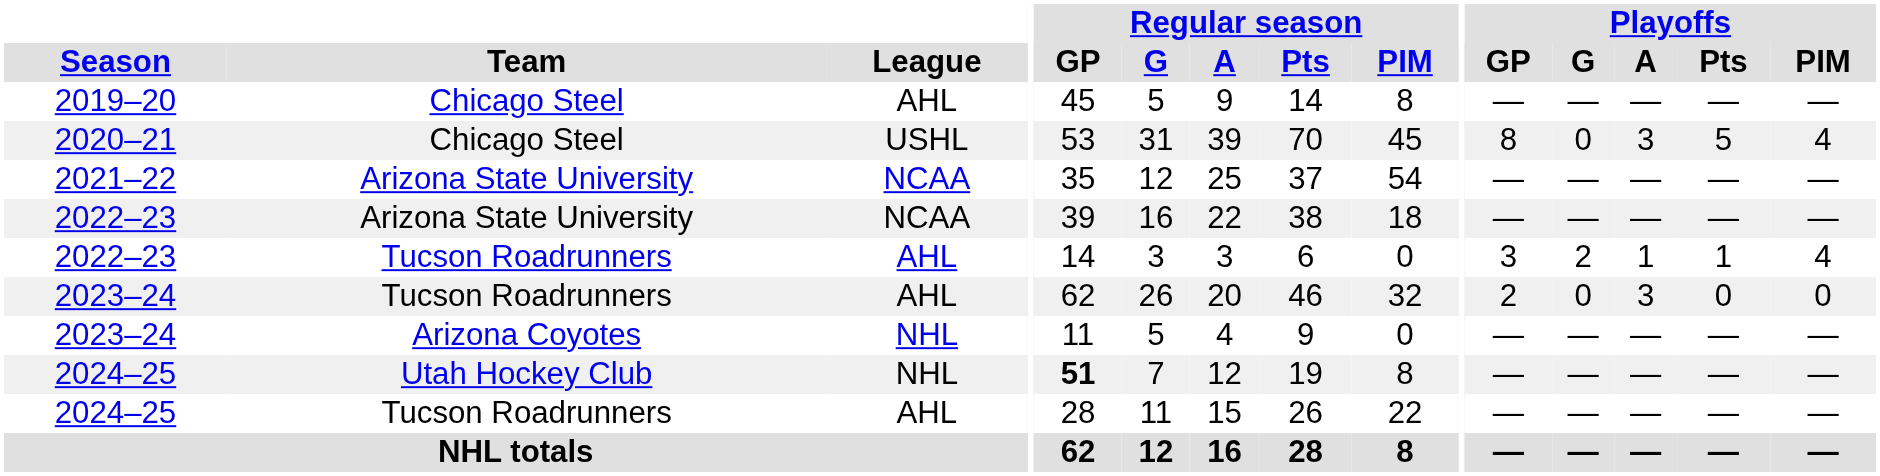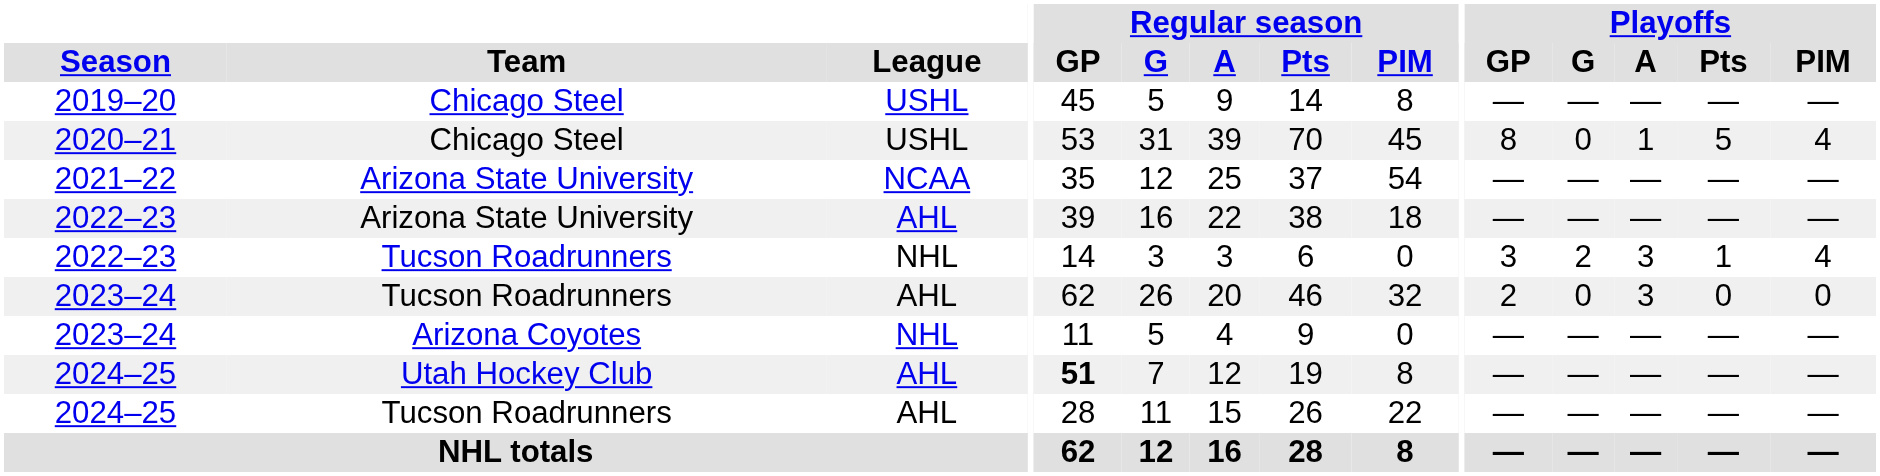(927, 101) AHL -> (927, 101) USHL
(1646, 140) 3 -> (1646, 140) 1
(927, 218) NCAA -> (927, 218) AHL
(927, 257) AHL -> (927, 257) NHL
(1646, 257) 1 -> (1646, 257) 3
(927, 374) NHL -> (927, 374) AHL
